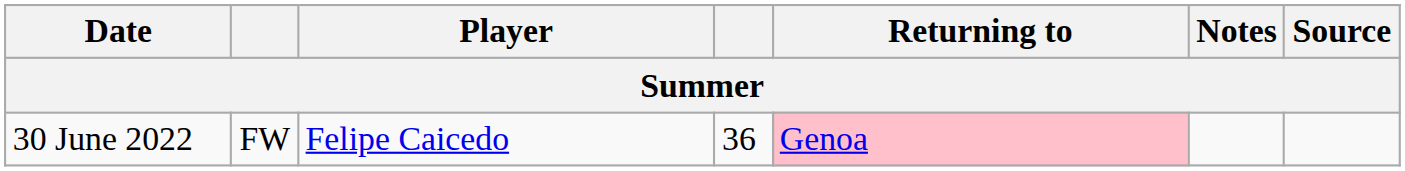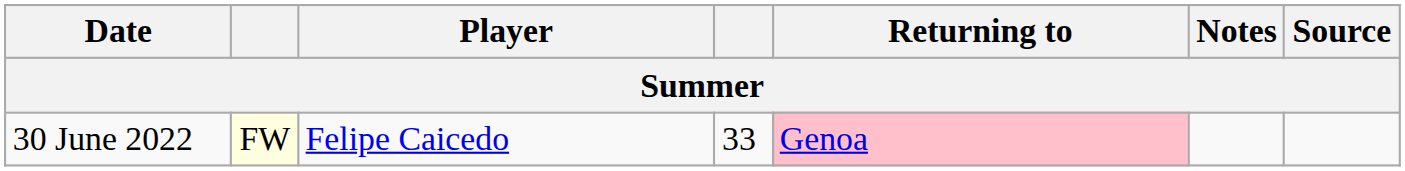(265, 138) no background -> (265, 138) lightyellow background
(739, 138) 36 -> (739, 138) 33
